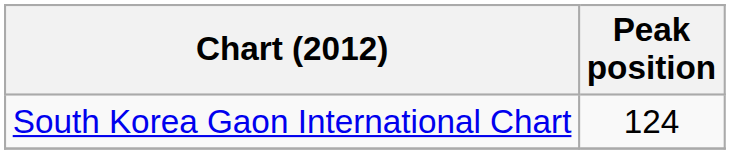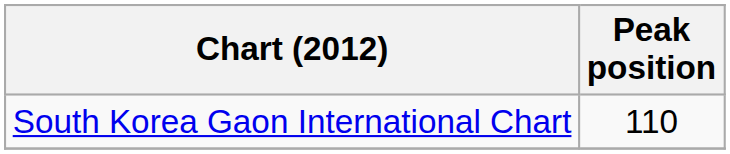(651, 121) 124 -> (651, 121) 110
